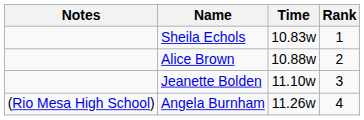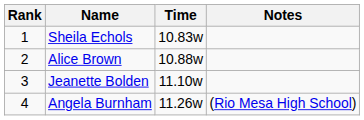columns swapped: (339, 15) <-> (81, 15)
